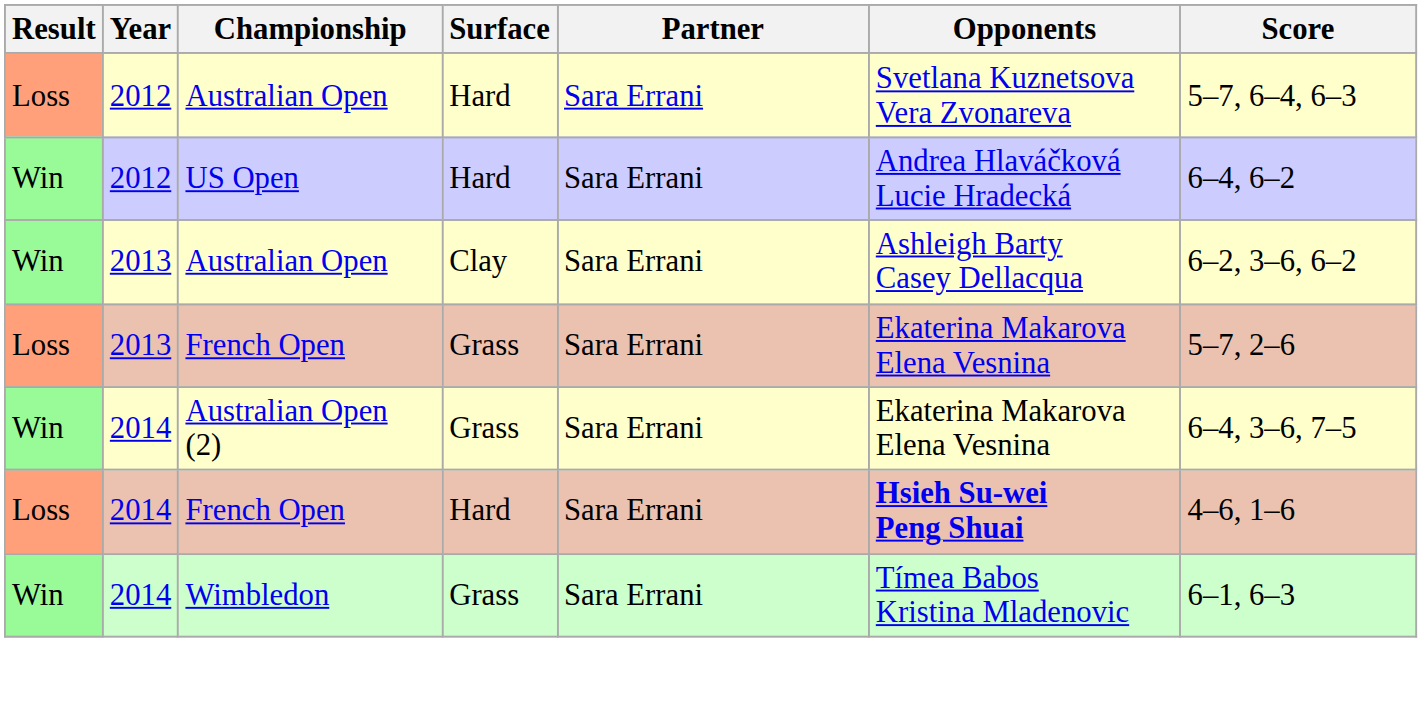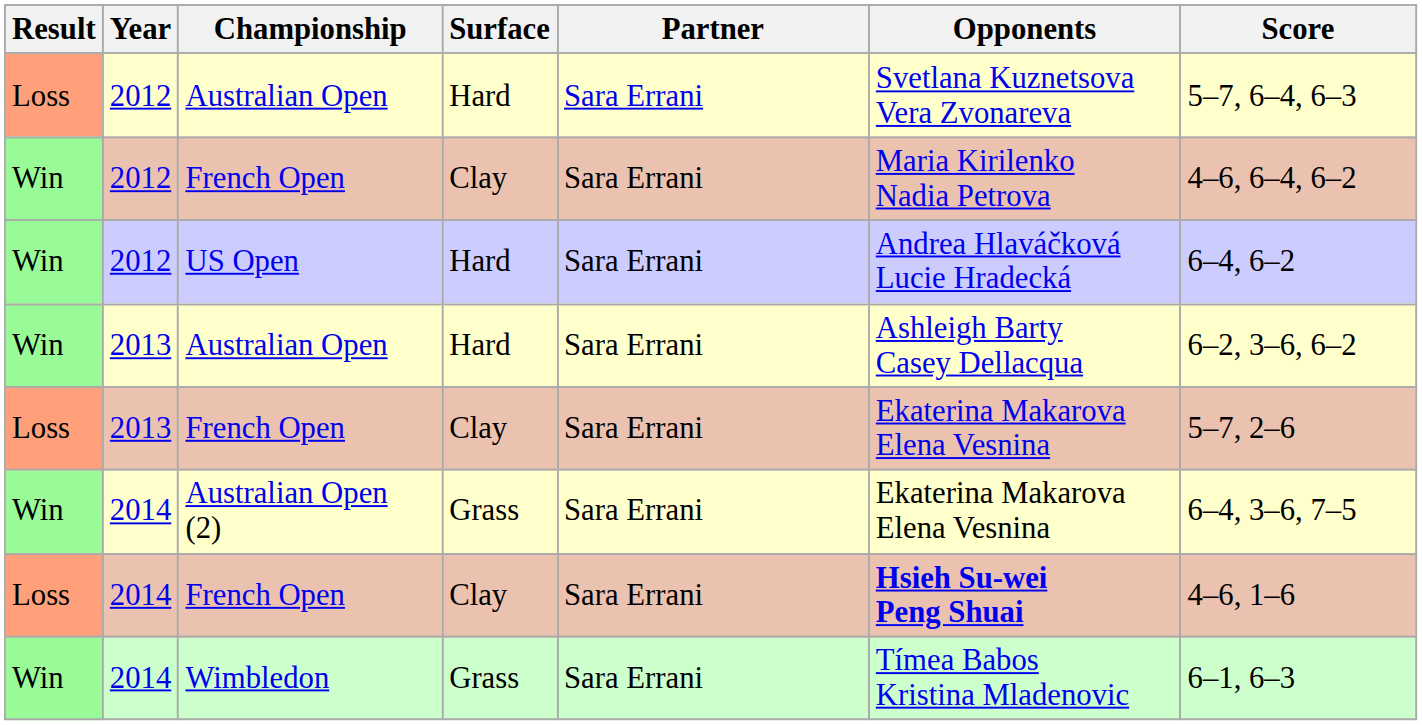+ row: (141, 178)
(478, 261) Clay -> (480, 344) Hard
(484, 344) Grass -> (478, 427) Clay
(480, 511) Hard -> (478, 594) Clay
